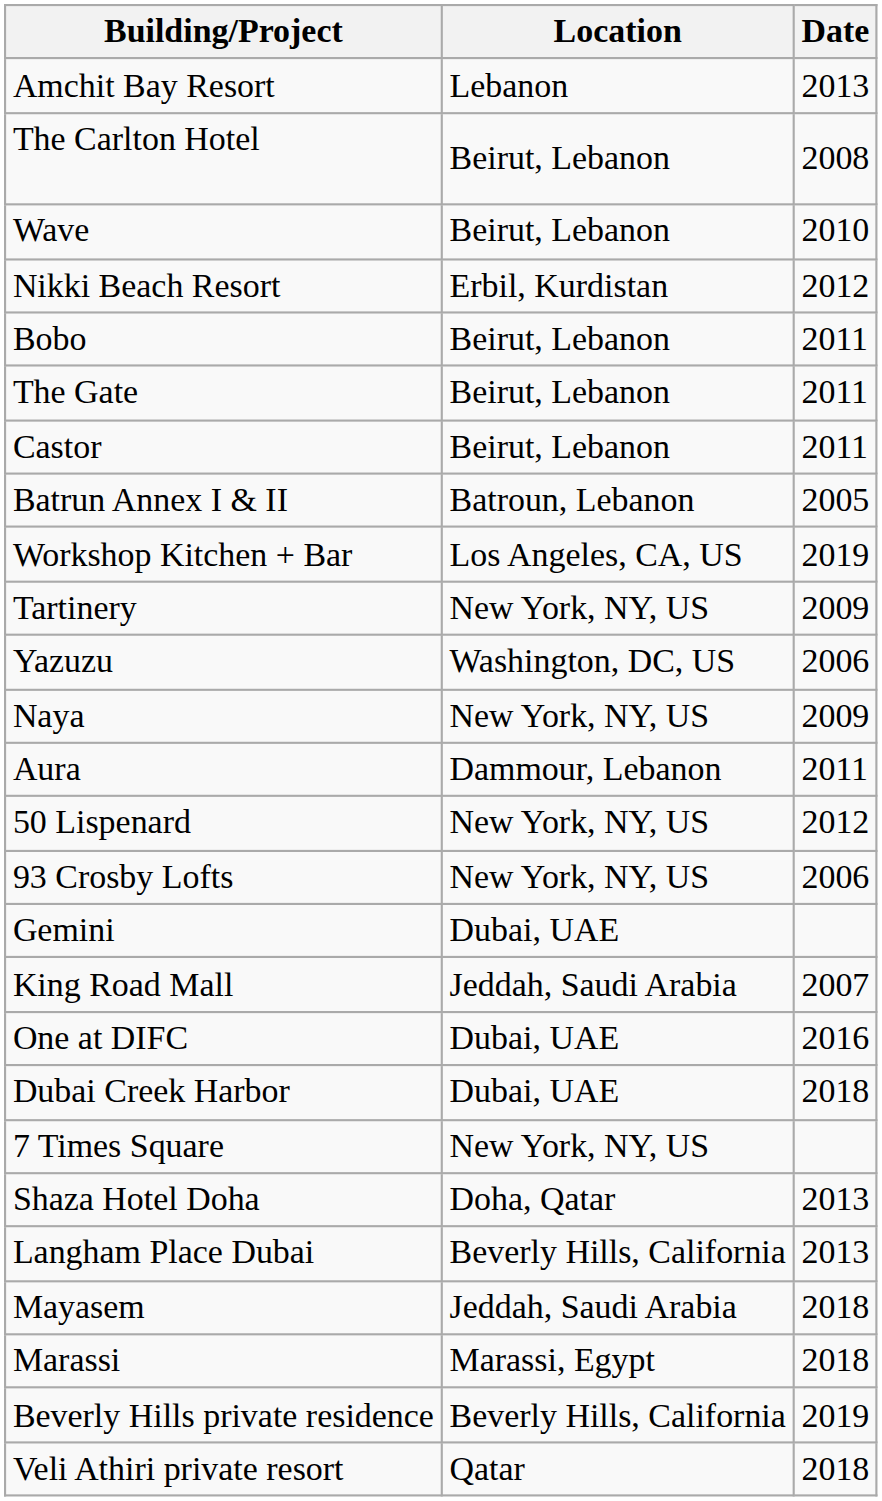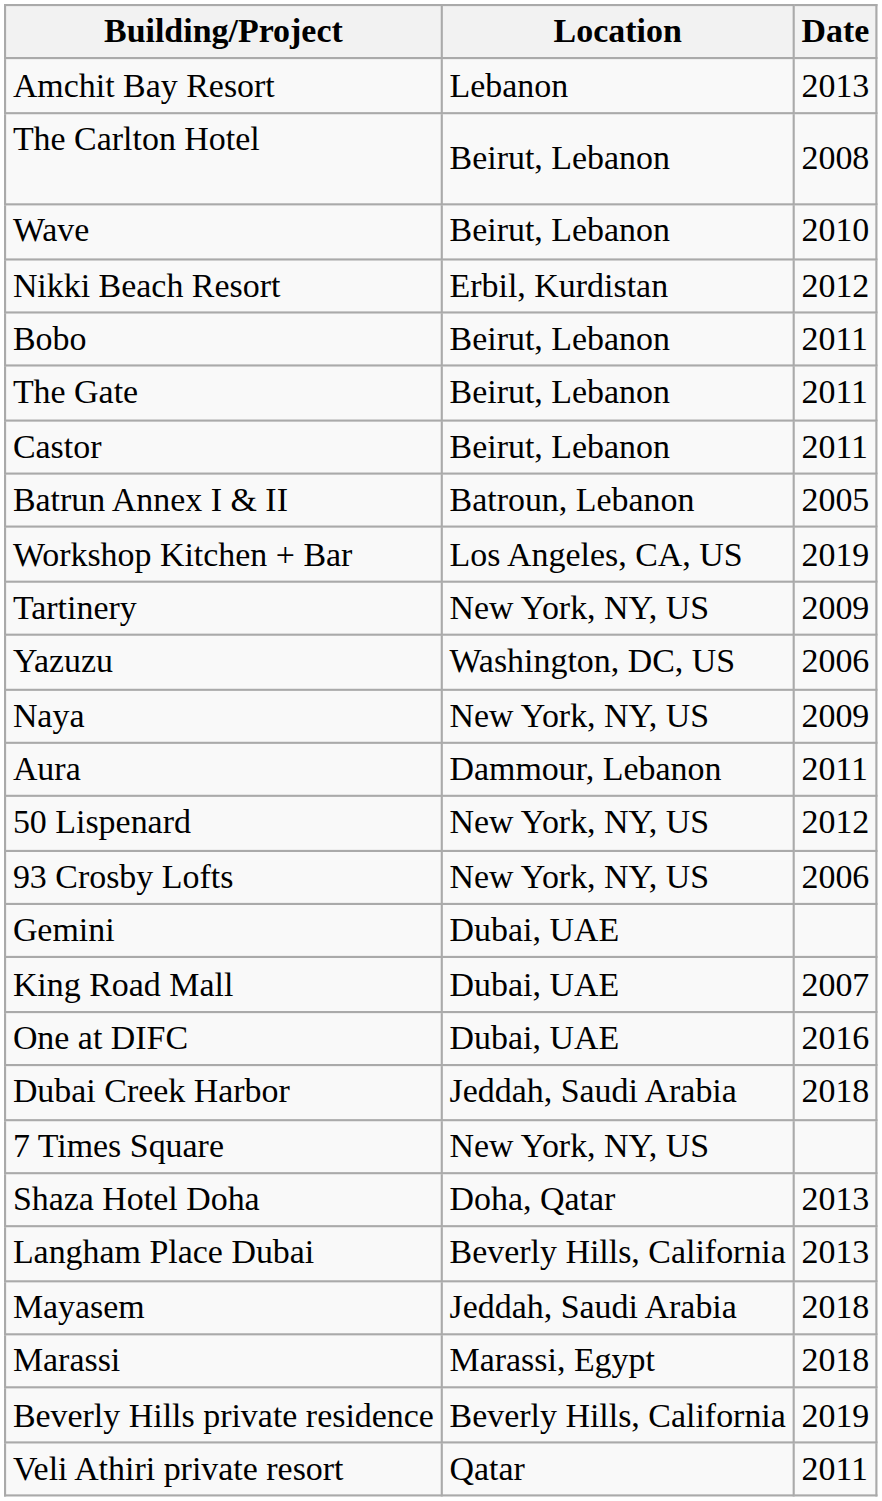(593, 984) Jeddah, Saudi Arabia -> (534, 984) Dubai, UAE
(534, 1091) Dubai, UAE -> (593, 1091) Jeddah, Saudi Arabia
(835, 1468) 2018 -> (835, 1468) 2011
